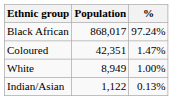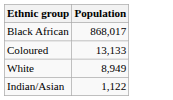- column: (148, 13)
(111, 50) 42,351 -> (111, 50) 13,133
